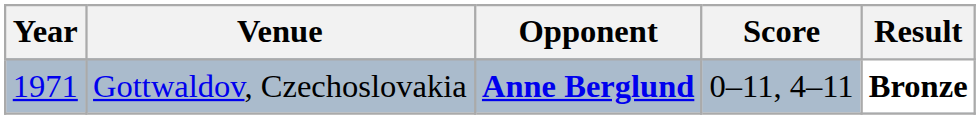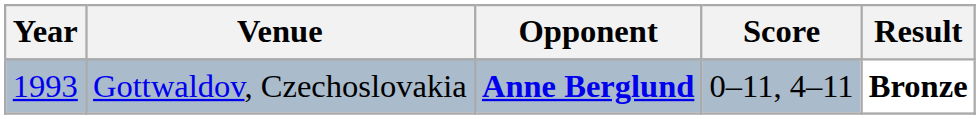(45, 85) 1971 -> (45, 85) 1993
